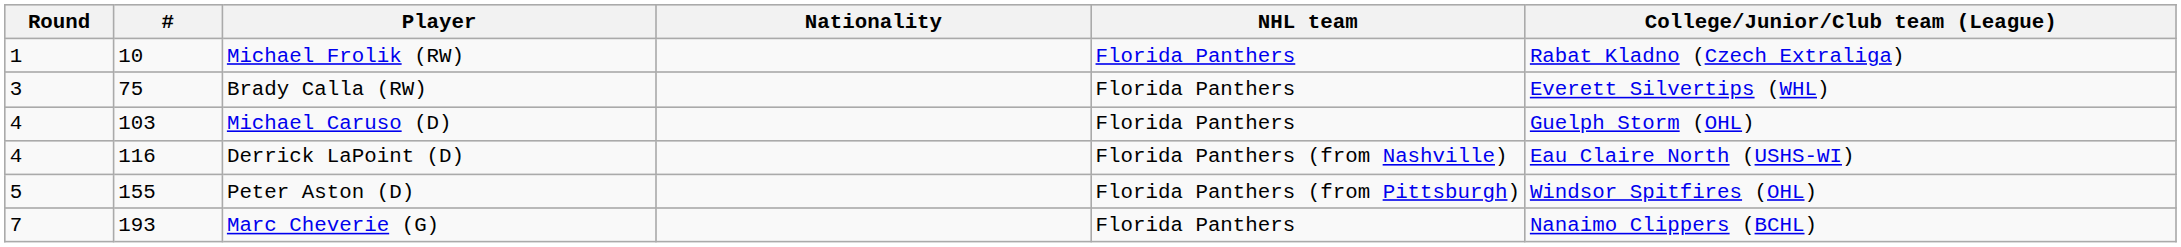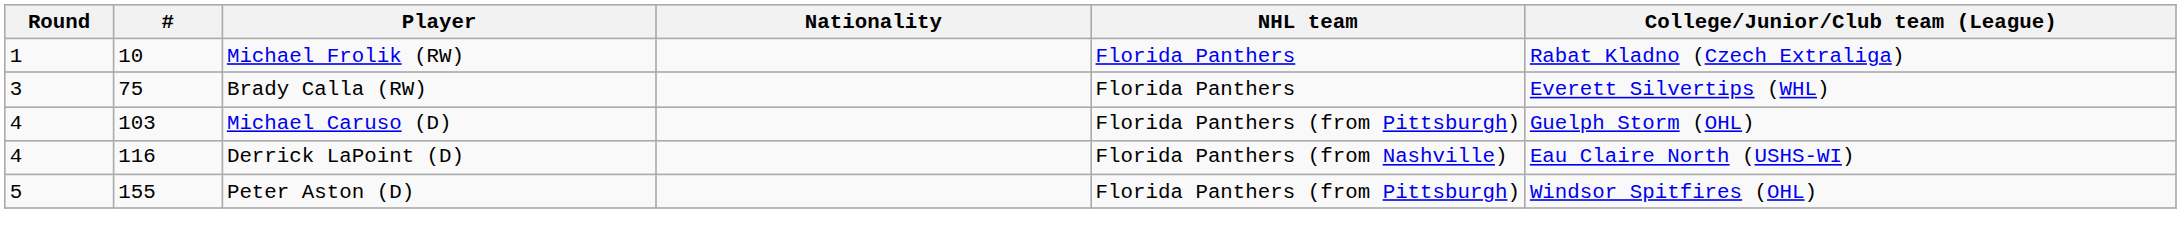(1195, 123) Florida Panthers -> (1308, 123) Florida Panthers (from Pittsburgh)
- row: (333, 225)
